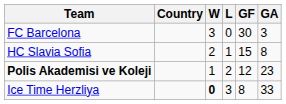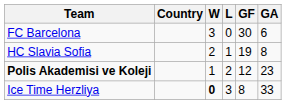(264, 33) 3 -> (264, 33) 6
(245, 52) 15 -> (245, 52) 19
